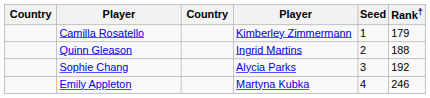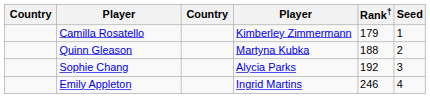columns swapped: (407, 14) <-> (373, 14)
(269, 50) Ingrid Martins -> (273, 50) Martyna Kubka
(273, 85) Martyna Kubka -> (269, 85) Ingrid Martins
